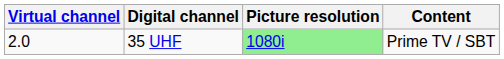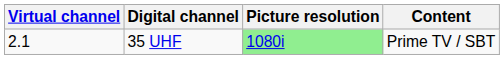(19, 41) 2.0 -> (19, 41) 2.1
